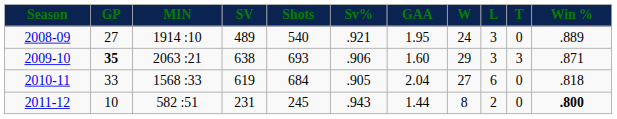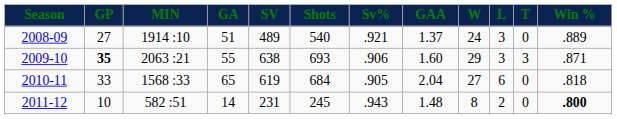+ column: (228, 15)
(417, 37) 1.95 -> (431, 37) 1.37
(417, 102) 1.44 -> (431, 102) 1.48
